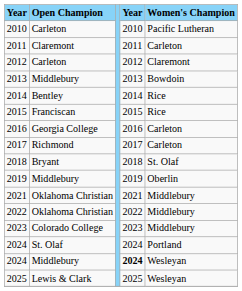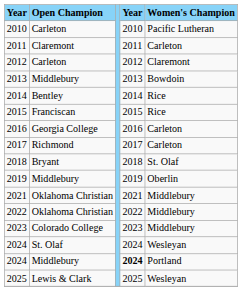(164, 244) Portland -> (167, 244) Wesleyan
(167, 261) Wesleyan -> (164, 261) Portland
